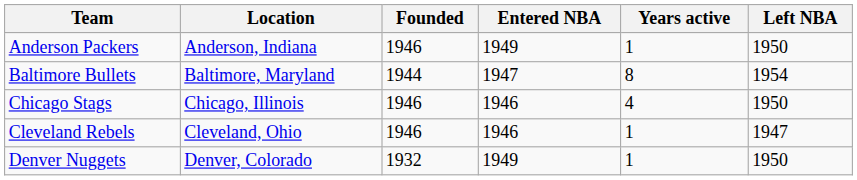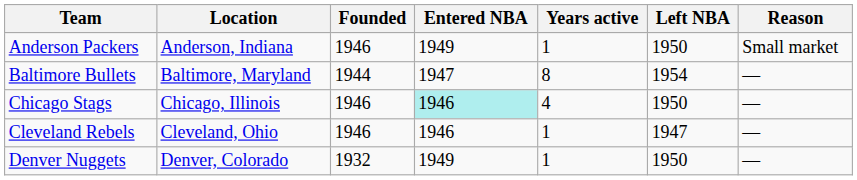+ column: (795, 18)
(500, 103) no background -> (436, 103) paleturquoise background
